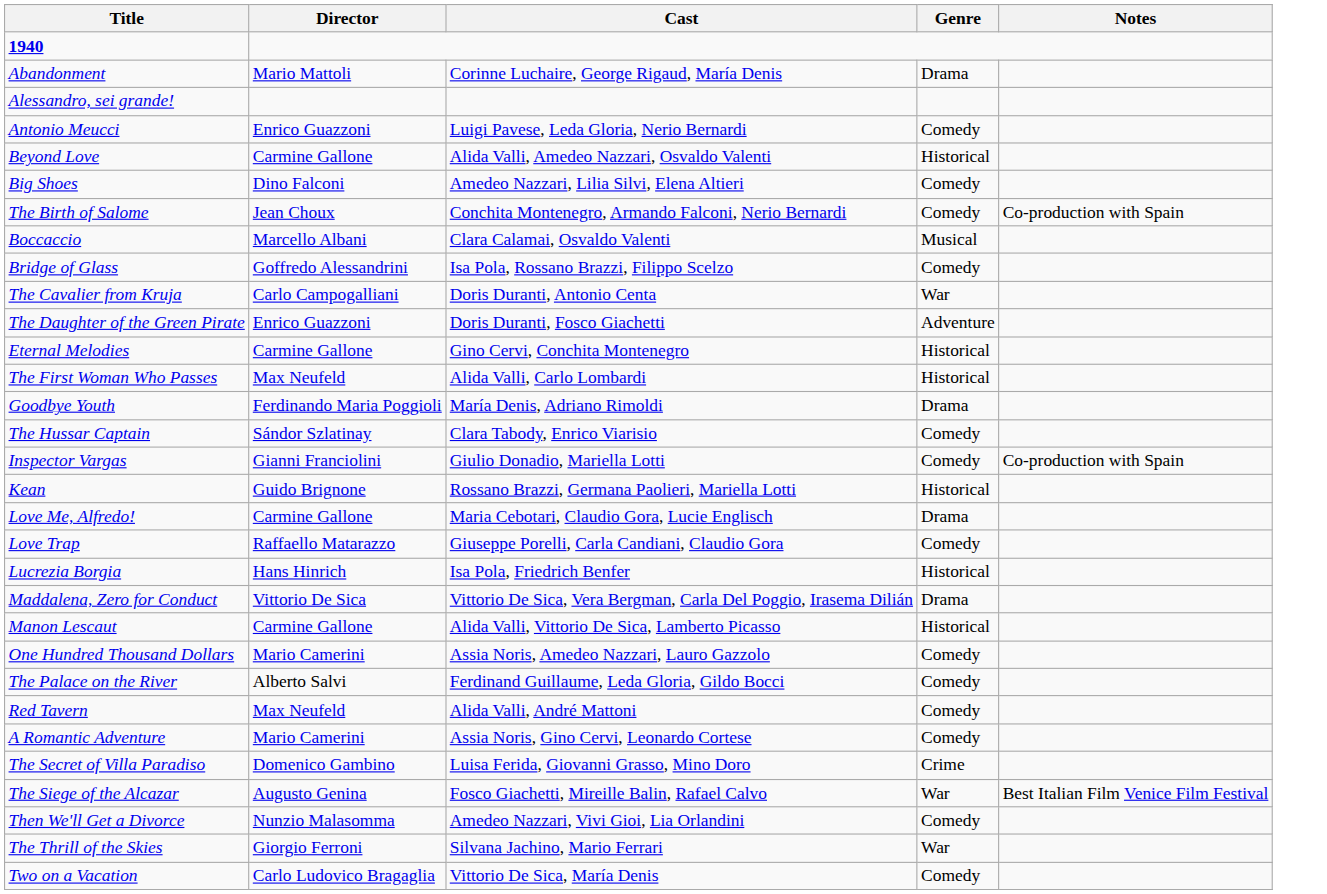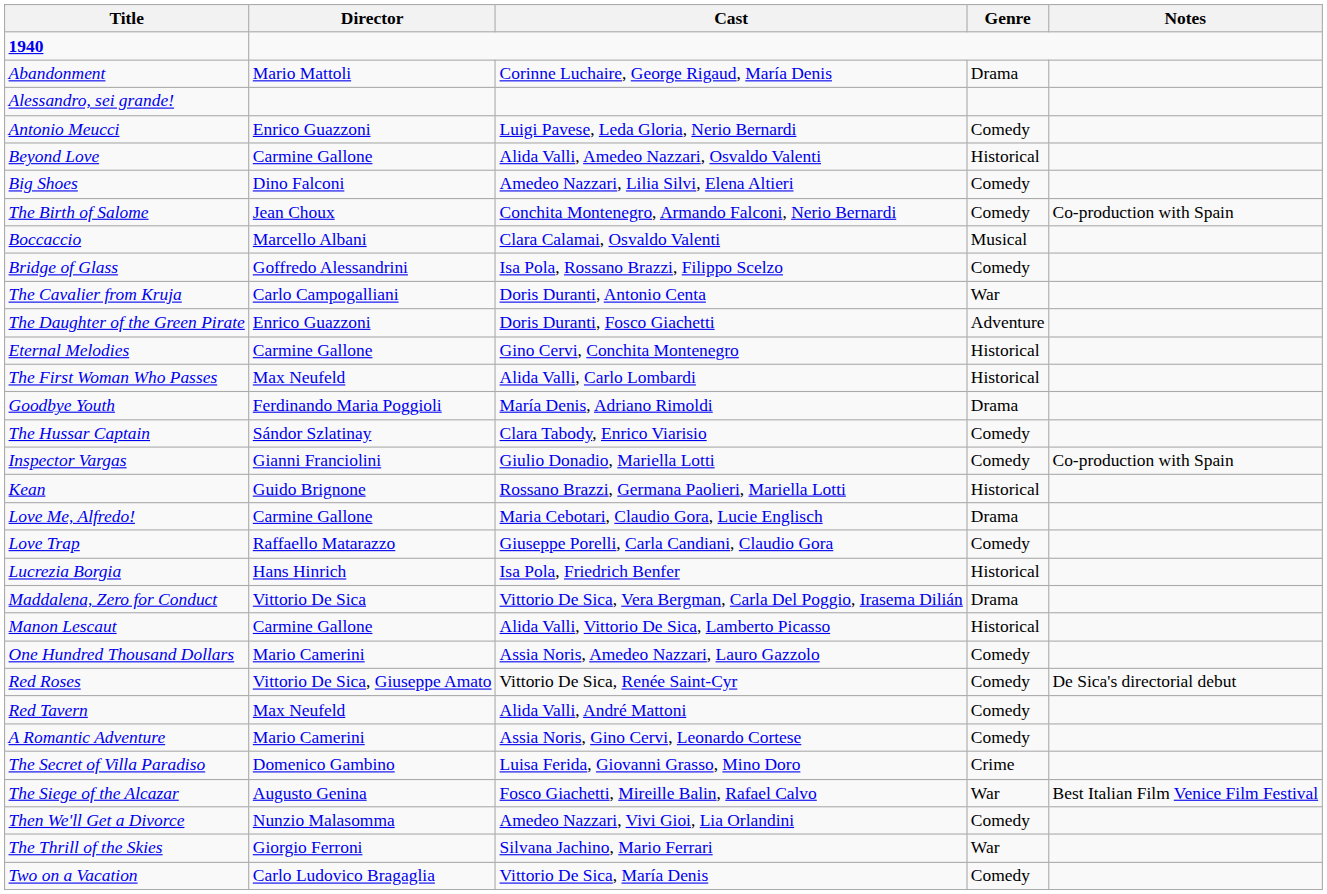- row: (93, 682)
+ row: (45, 682)
